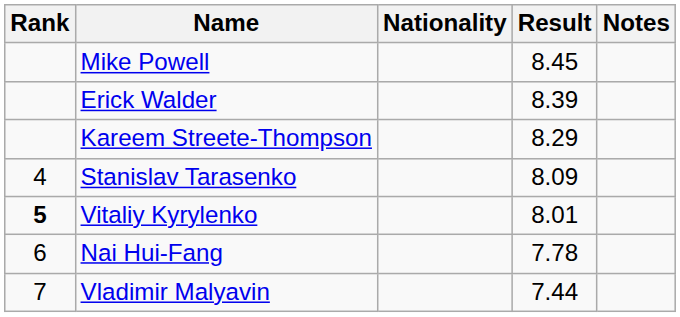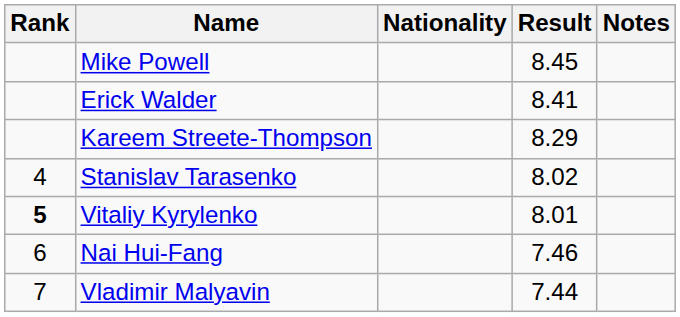(555, 100) 8.39 -> (555, 100) 8.41
(555, 176) 8.09 -> (555, 176) 8.02
(555, 253) 7.78 -> (555, 253) 7.46
